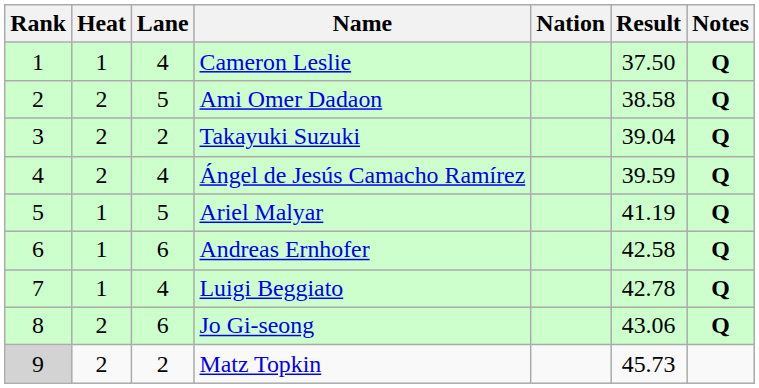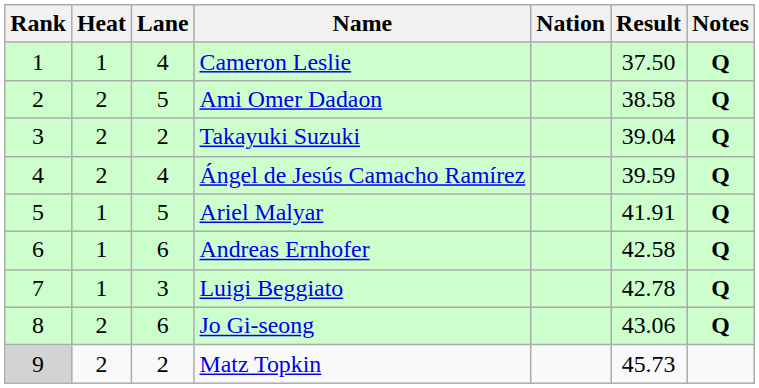(649, 212) 41.19 -> (649, 212) 41.91
(163, 288) 4 -> (163, 288) 3
